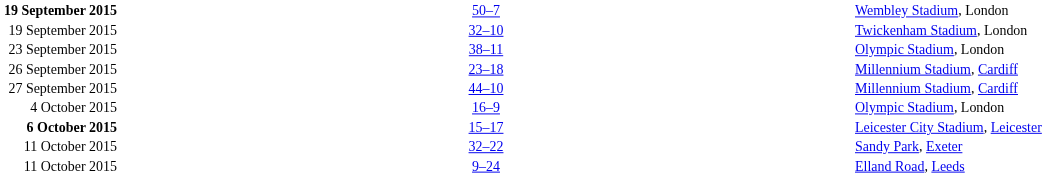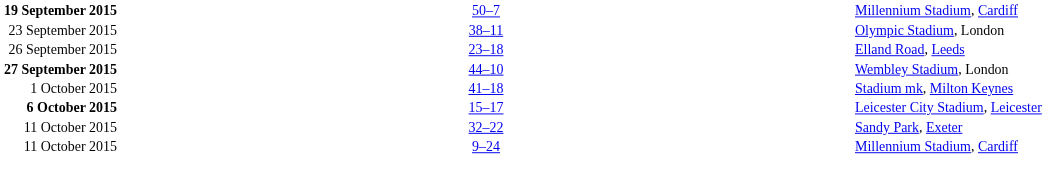(932, 11) Wembley Stadium, London -> (936, 11) Millennium Stadium, Cardiff
- row: (486, 30)
(936, 69) Millennium Stadium, Cardiff -> (910, 49) Elland Road, Leeds
(63, 88) normal -> (61, 69) bold
(936, 88) Millennium Stadium, Cardiff -> (932, 69) Wembley Stadium, London
+ row: (486, 88)
- row: (486, 108)
(910, 166) Elland Road, Leeds -> (936, 146) Millennium Stadium, Cardiff
